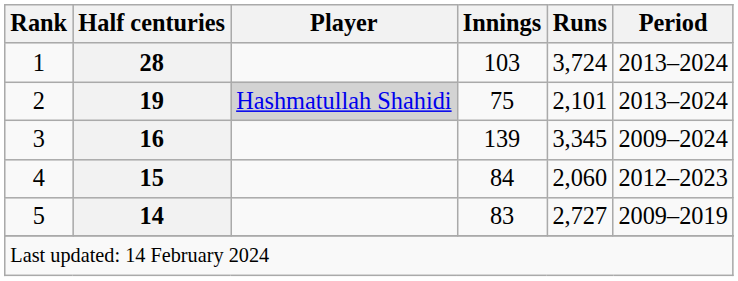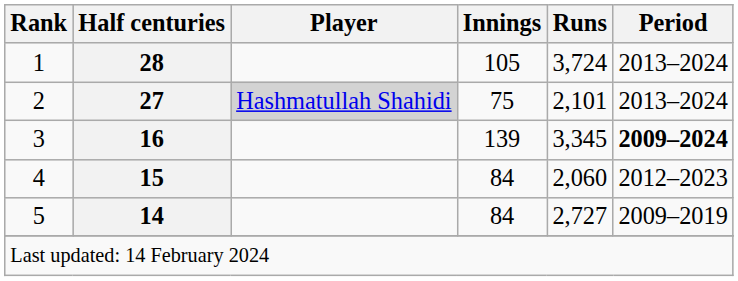(502, 62) 103 -> (502, 62) 105
(152, 100) 19 -> (152, 100) 27
(673, 139) normal -> (673, 139) bold
(502, 216) 83 -> (502, 216) 84
